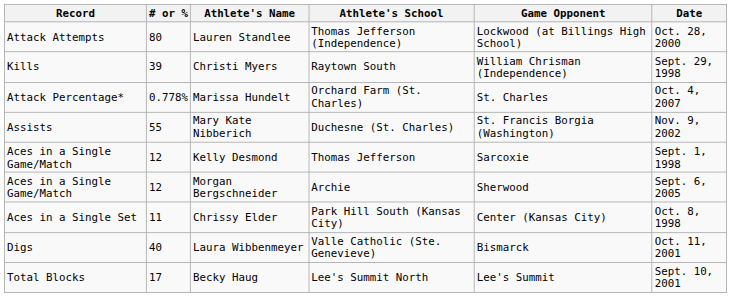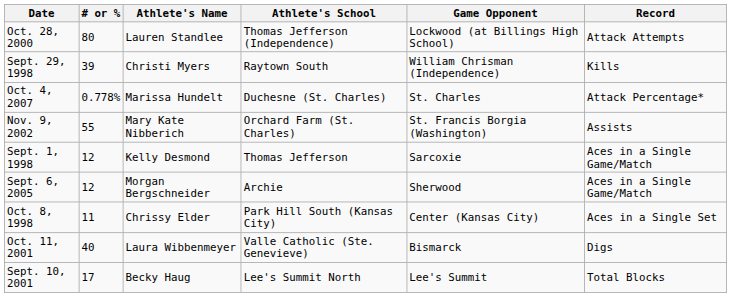columns swapped: (75, 13) <-> (689, 13)
(367, 97) Orchard Farm (St. Charles) -> (315, 97) Duchesne (St. Charles)
(383, 127) Duchesne (St. Charles) -> (299, 127) Orchard Farm (St. Charles)
